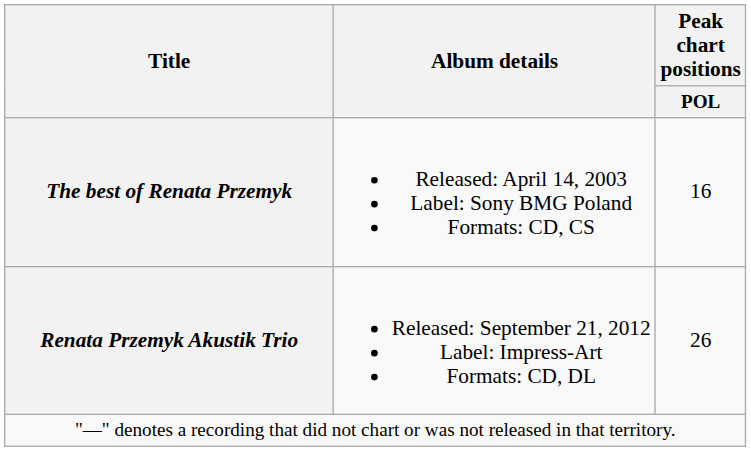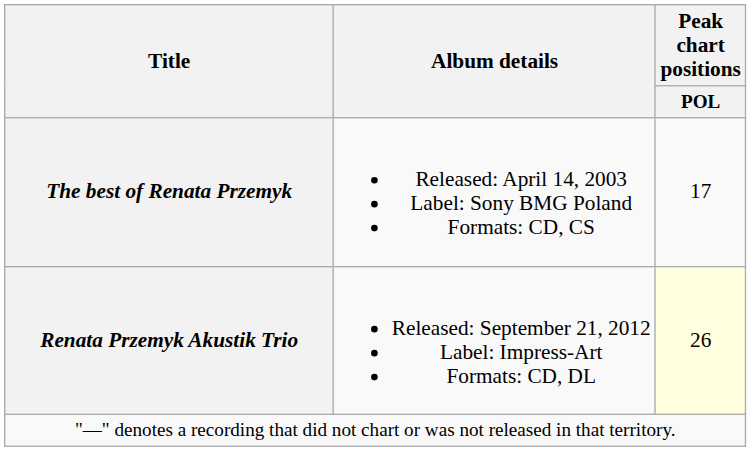(701, 191) 16 -> (701, 191) 17
(701, 339) no background -> (701, 339) lightyellow background
